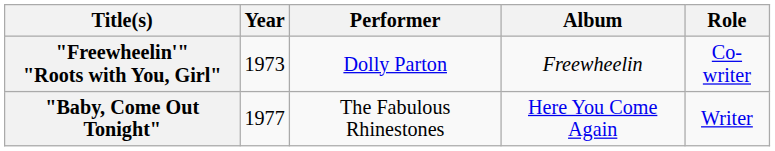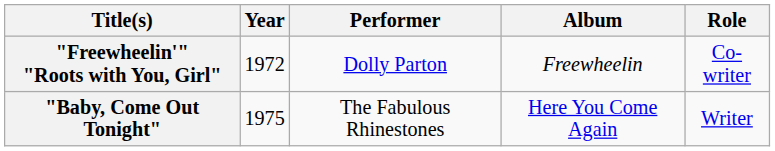(265, 63) 1973 -> (265, 63) 1972
(265, 118) 1977 -> (265, 118) 1975
